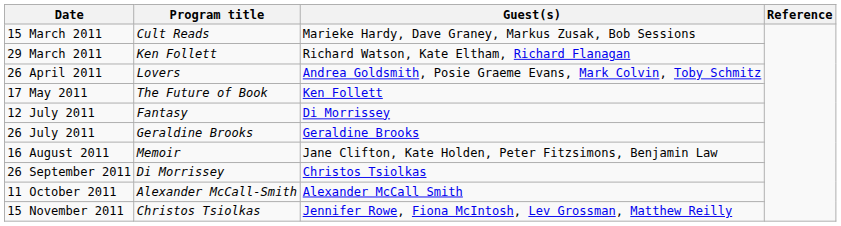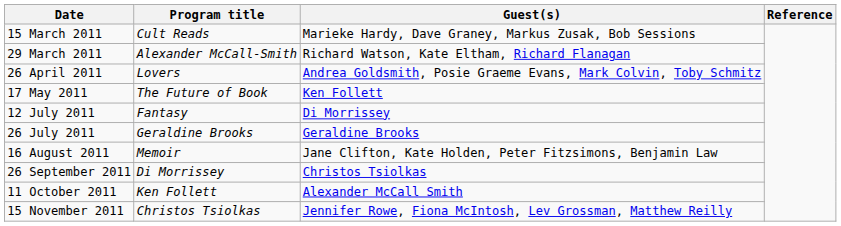(177, 54) Ken Follett -> (217, 54) Alexander McCall-Smith
(217, 192) Alexander McCall-Smith -> (177, 192) Ken Follett
